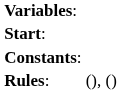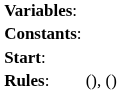rows swapped: (43, 57) <-> (25, 34)
